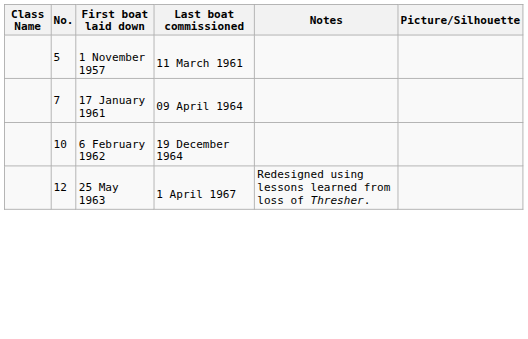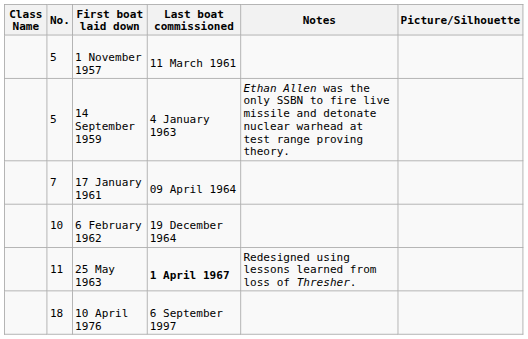+ row: (105, 126)
(60, 187) 12 -> (57, 269) 11
(196, 194) normal -> (190, 276) bold
+ row: (102, 319)
